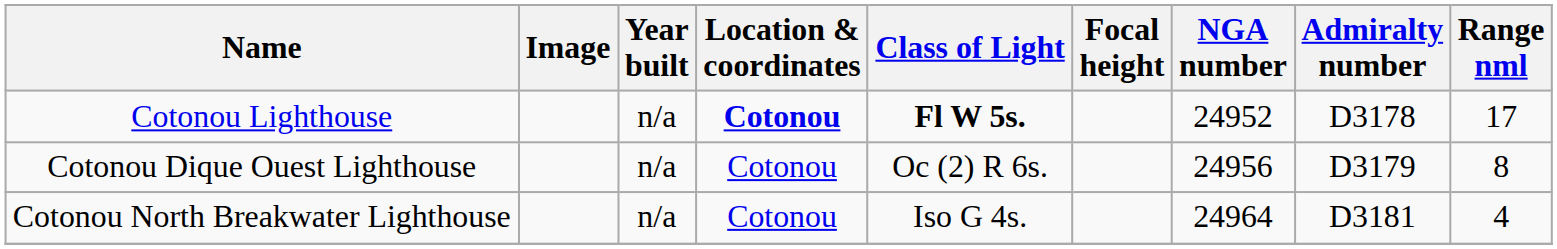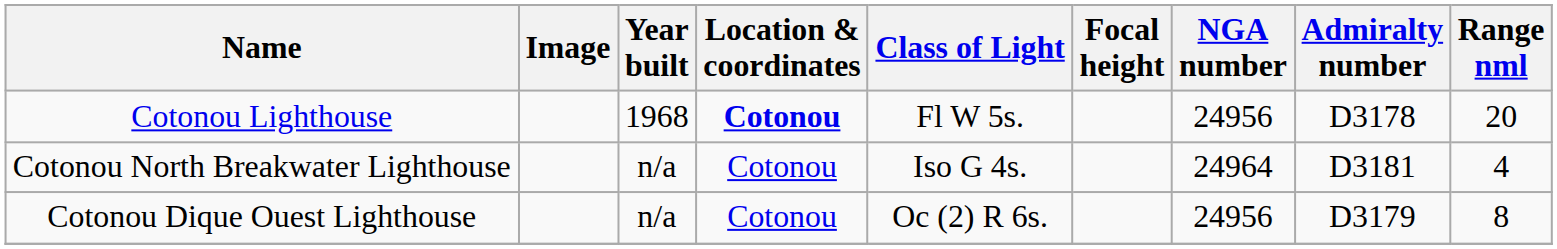(657, 116) n/a -> (657, 116) 1968
(970, 116) bold -> (970, 116) normal
(1233, 116) 24952 -> (1233, 116) 24956
(1501, 116) 17 -> (1501, 116) 20
rows swapped: (262, 166) <-> (262, 217)
